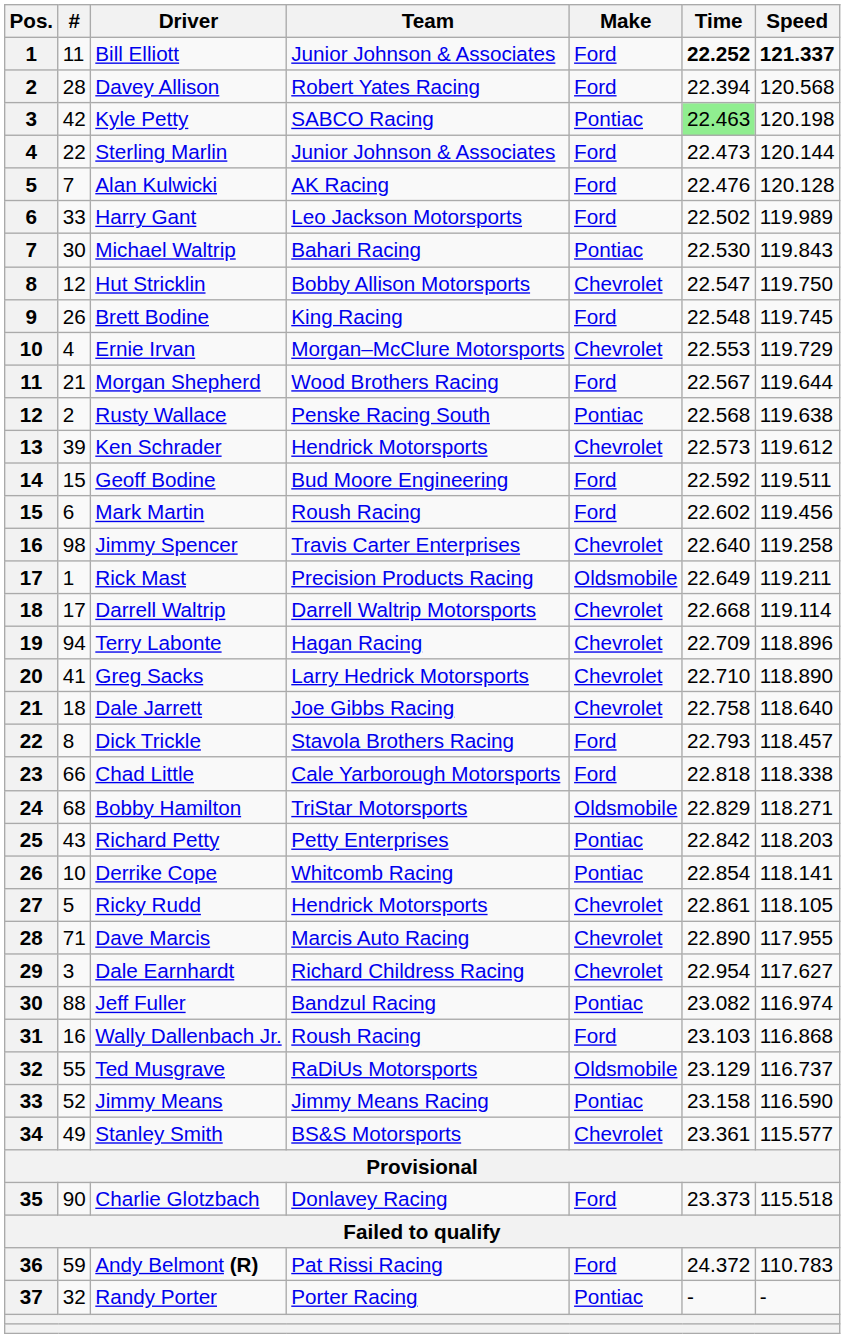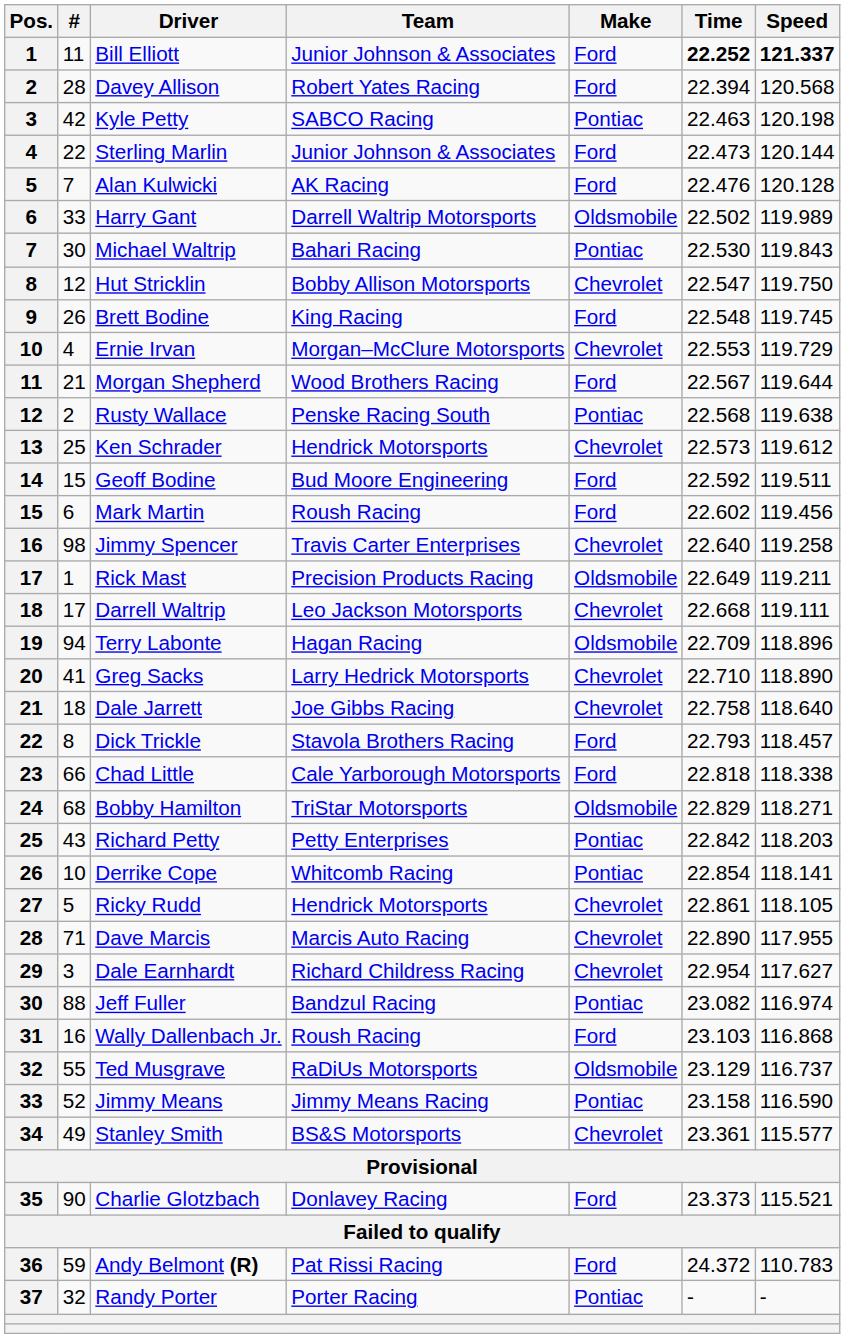(719, 119) lightgreen background -> (719, 119) no background
(407, 218) Leo Jackson Motorsports -> (414, 218) Darrell Waltrip Motorsports
(595, 218) Ford -> (626, 218) Oldsmobile
(74, 447) 39 -> (74, 447) 25
(414, 610) Darrell Waltrip Motorsports -> (407, 610) Leo Jackson Motorsports
(796, 610) 119.114 -> (795, 610) 119.111
(618, 643) Chevrolet -> (626, 643) Oldsmobile
(796, 1199) 115.518 -> (796, 1199) 115.521
